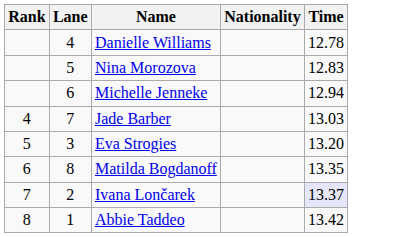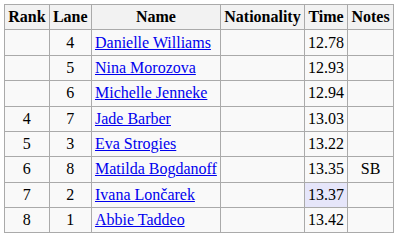+ column: (371, 17)
(326, 67) 12.83 -> (326, 67) 12.93
(326, 144) 13.20 -> (326, 144) 13.22
